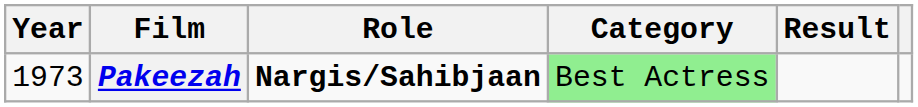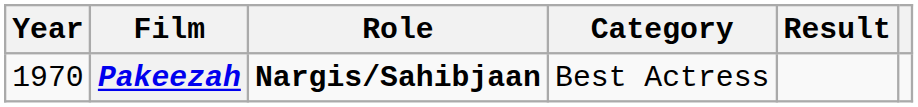(48, 78) 1973 -> (48, 78) 1970
(662, 78) lightgreen background -> (662, 78) no background
